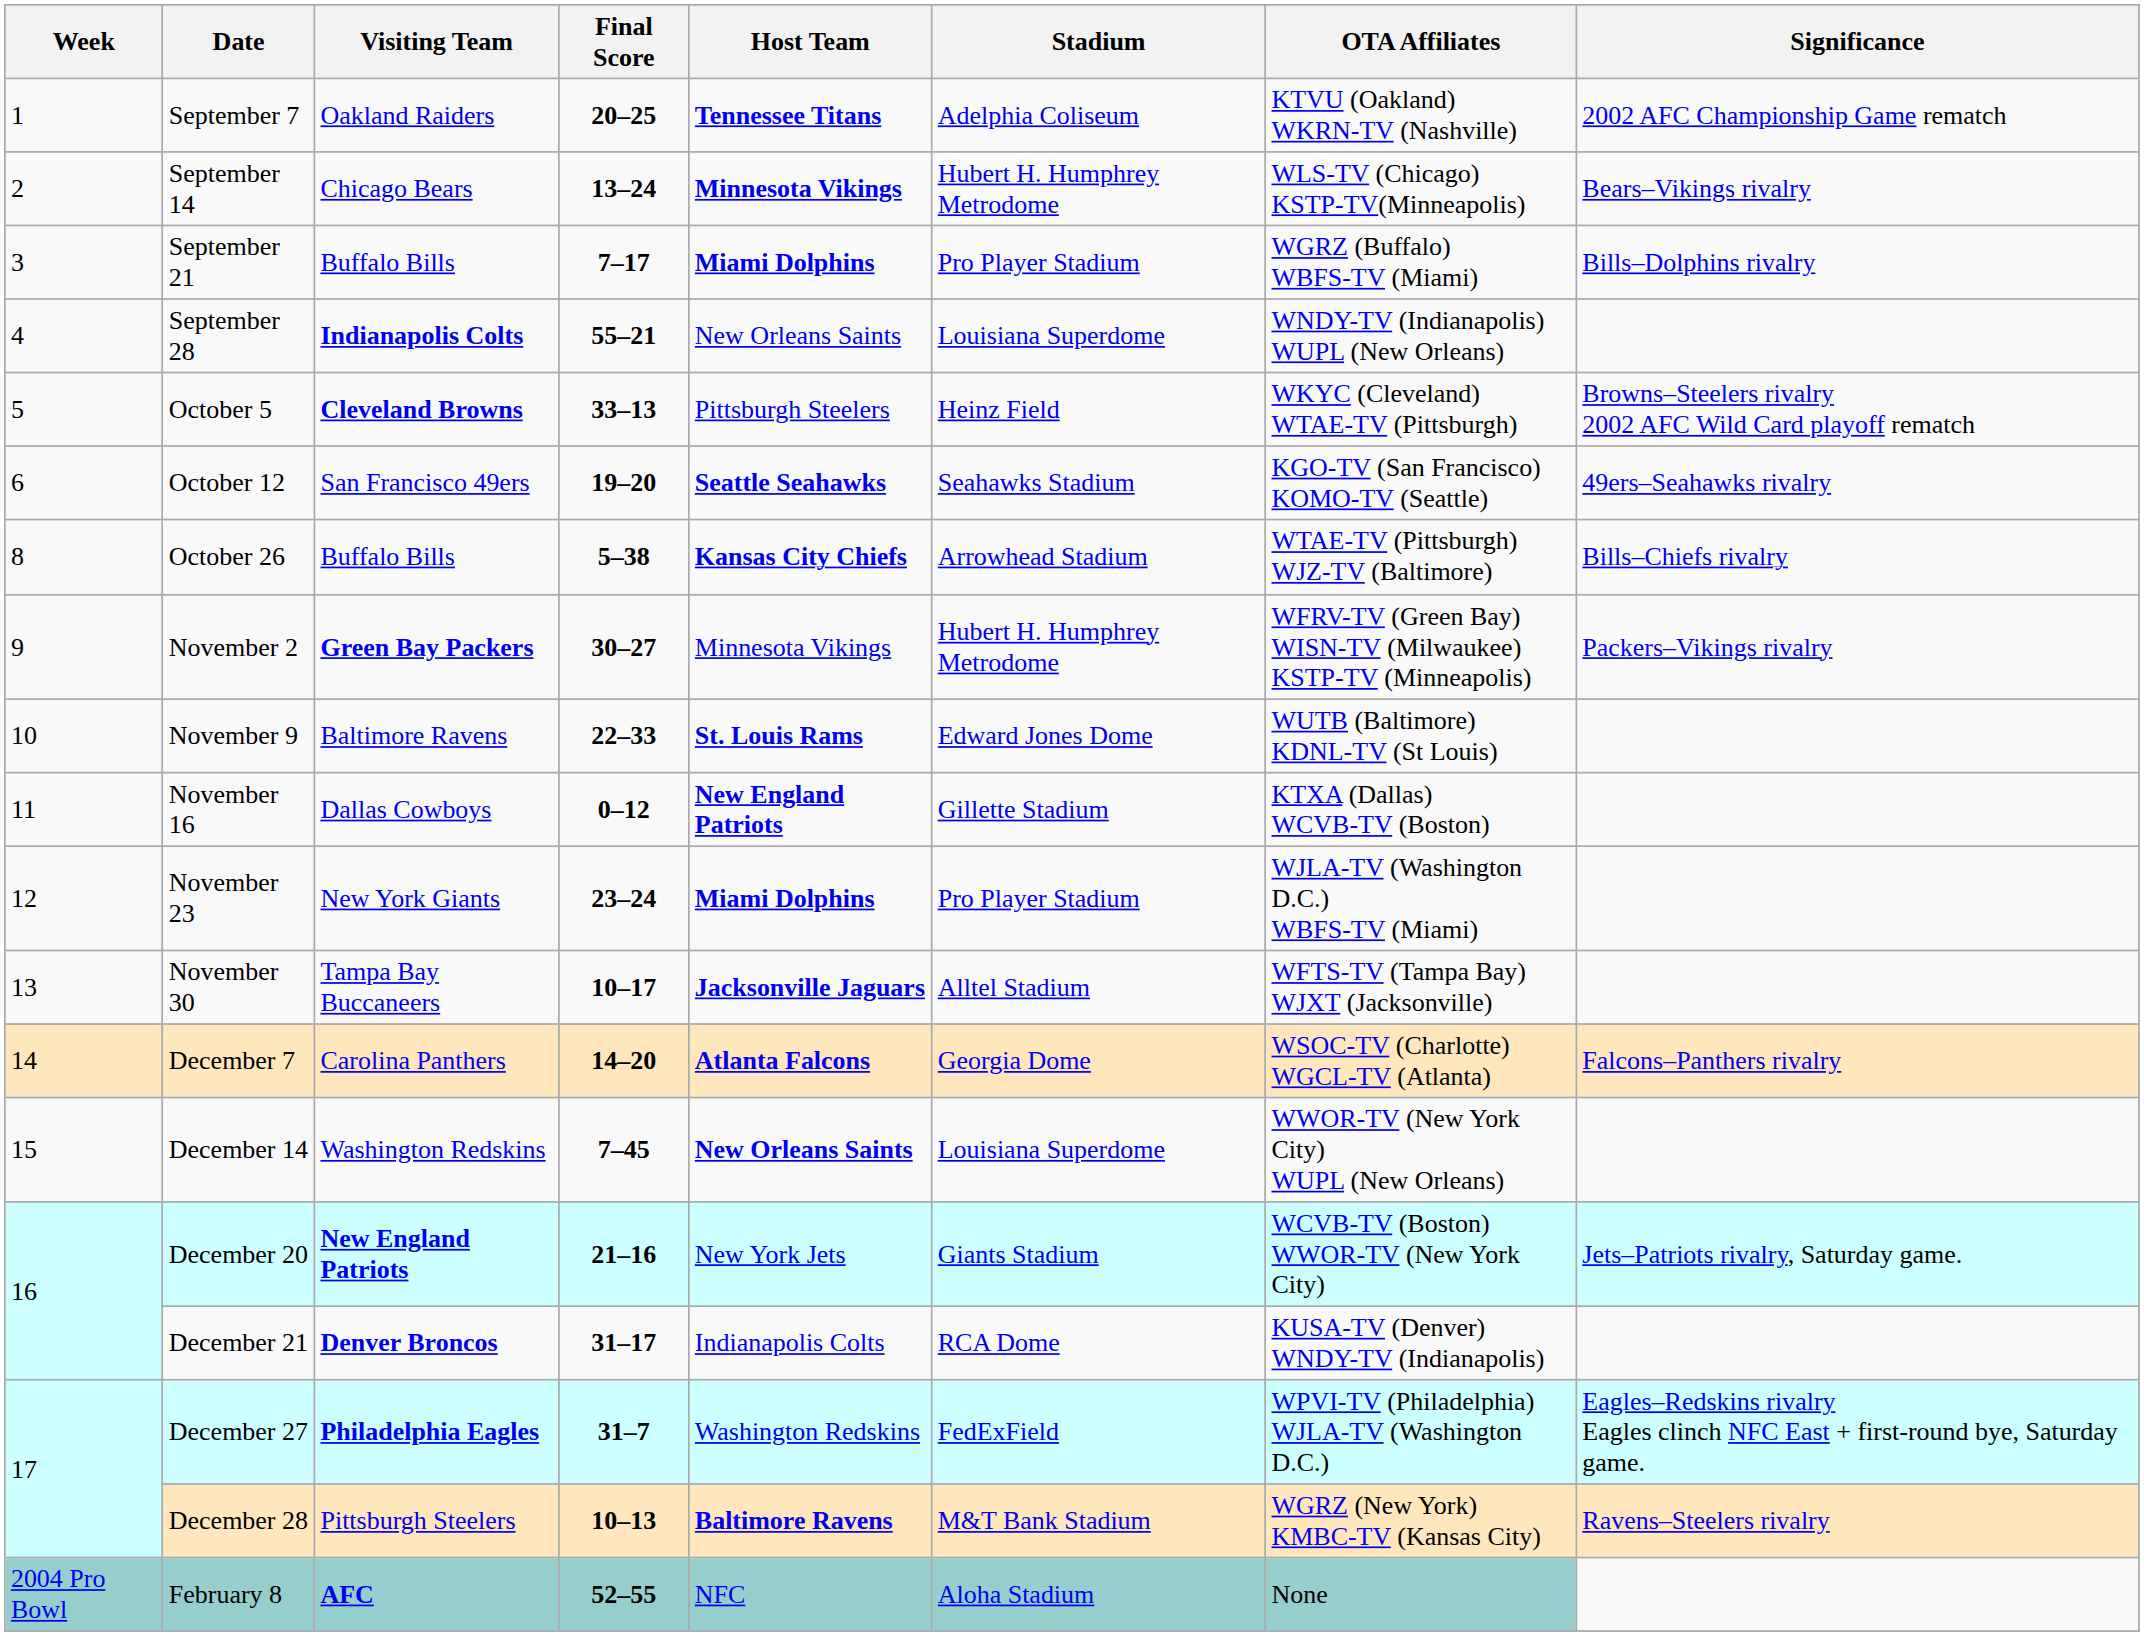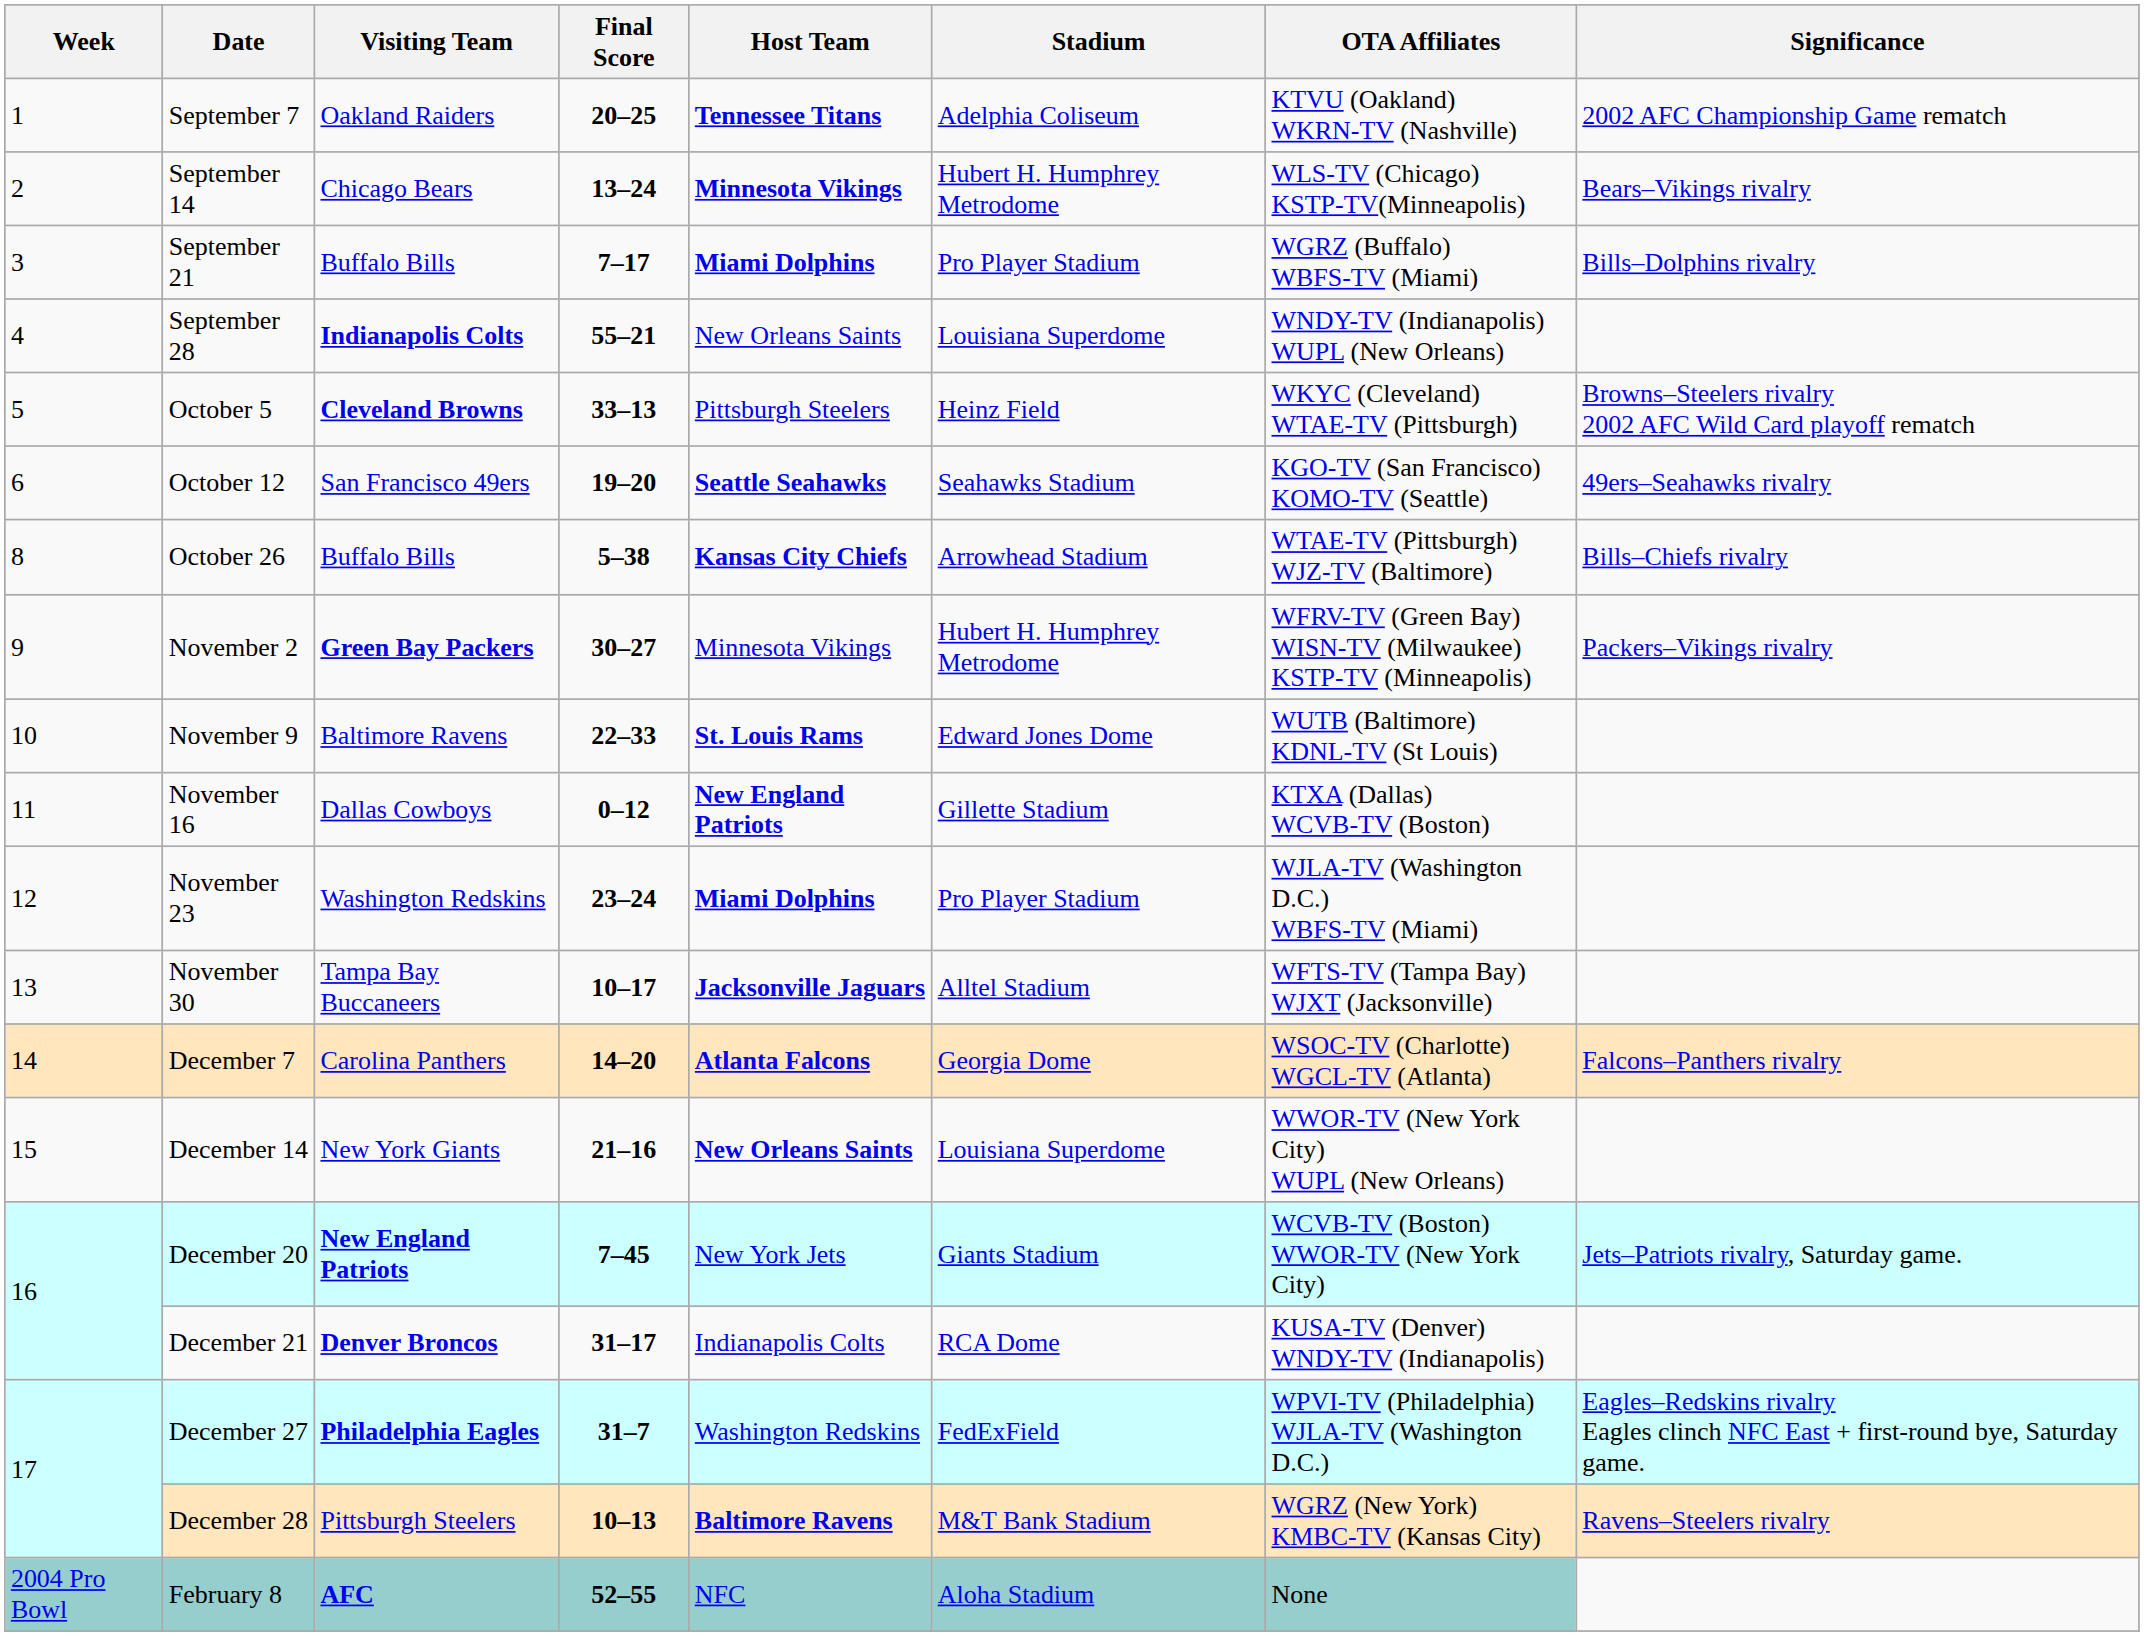(410, 897) New York Giants -> (433, 897) Washington Redskins
(433, 1149) Washington Redskins -> (410, 1149) New York Giants
(624, 1149) 7–45 -> (624, 1149) 21–16
(624, 1253) 21–16 -> (624, 1253) 7–45
